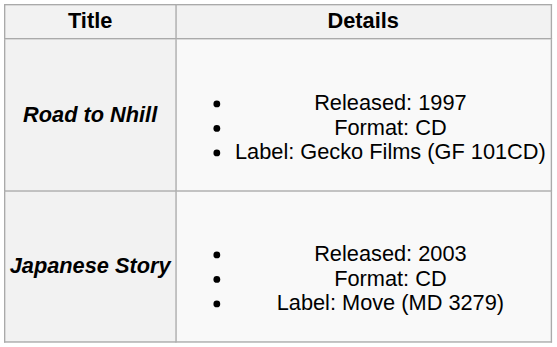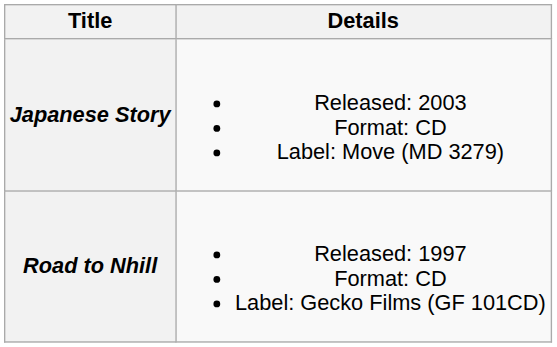rows swapped: (90, 114) <-> (90, 266)
